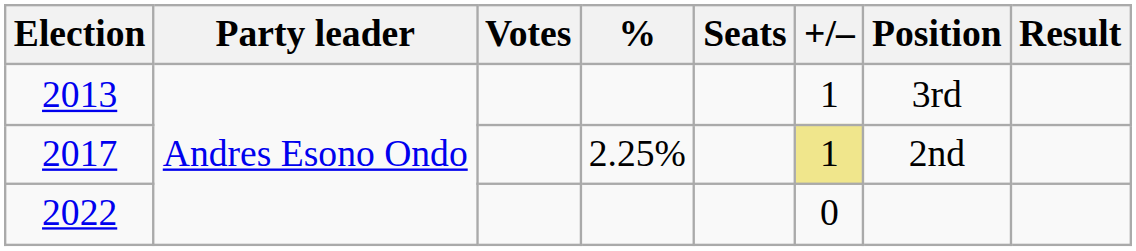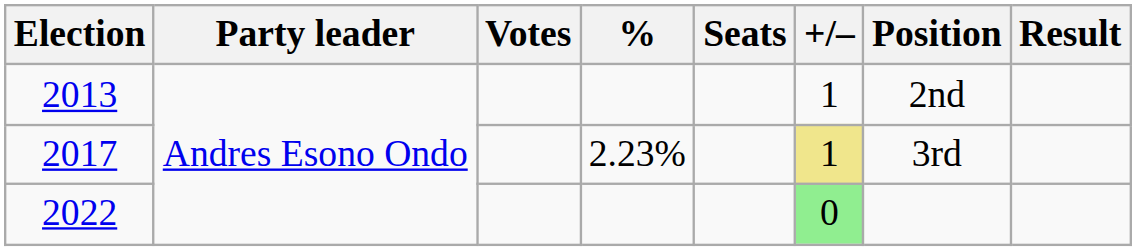(937, 93) 3rd -> (937, 93) 2nd
(637, 153) 2.25% -> (637, 153) 2.23%
(937, 153) 2nd -> (937, 153) 3rd
(829, 213) no background -> (829, 213) lightgreen background
